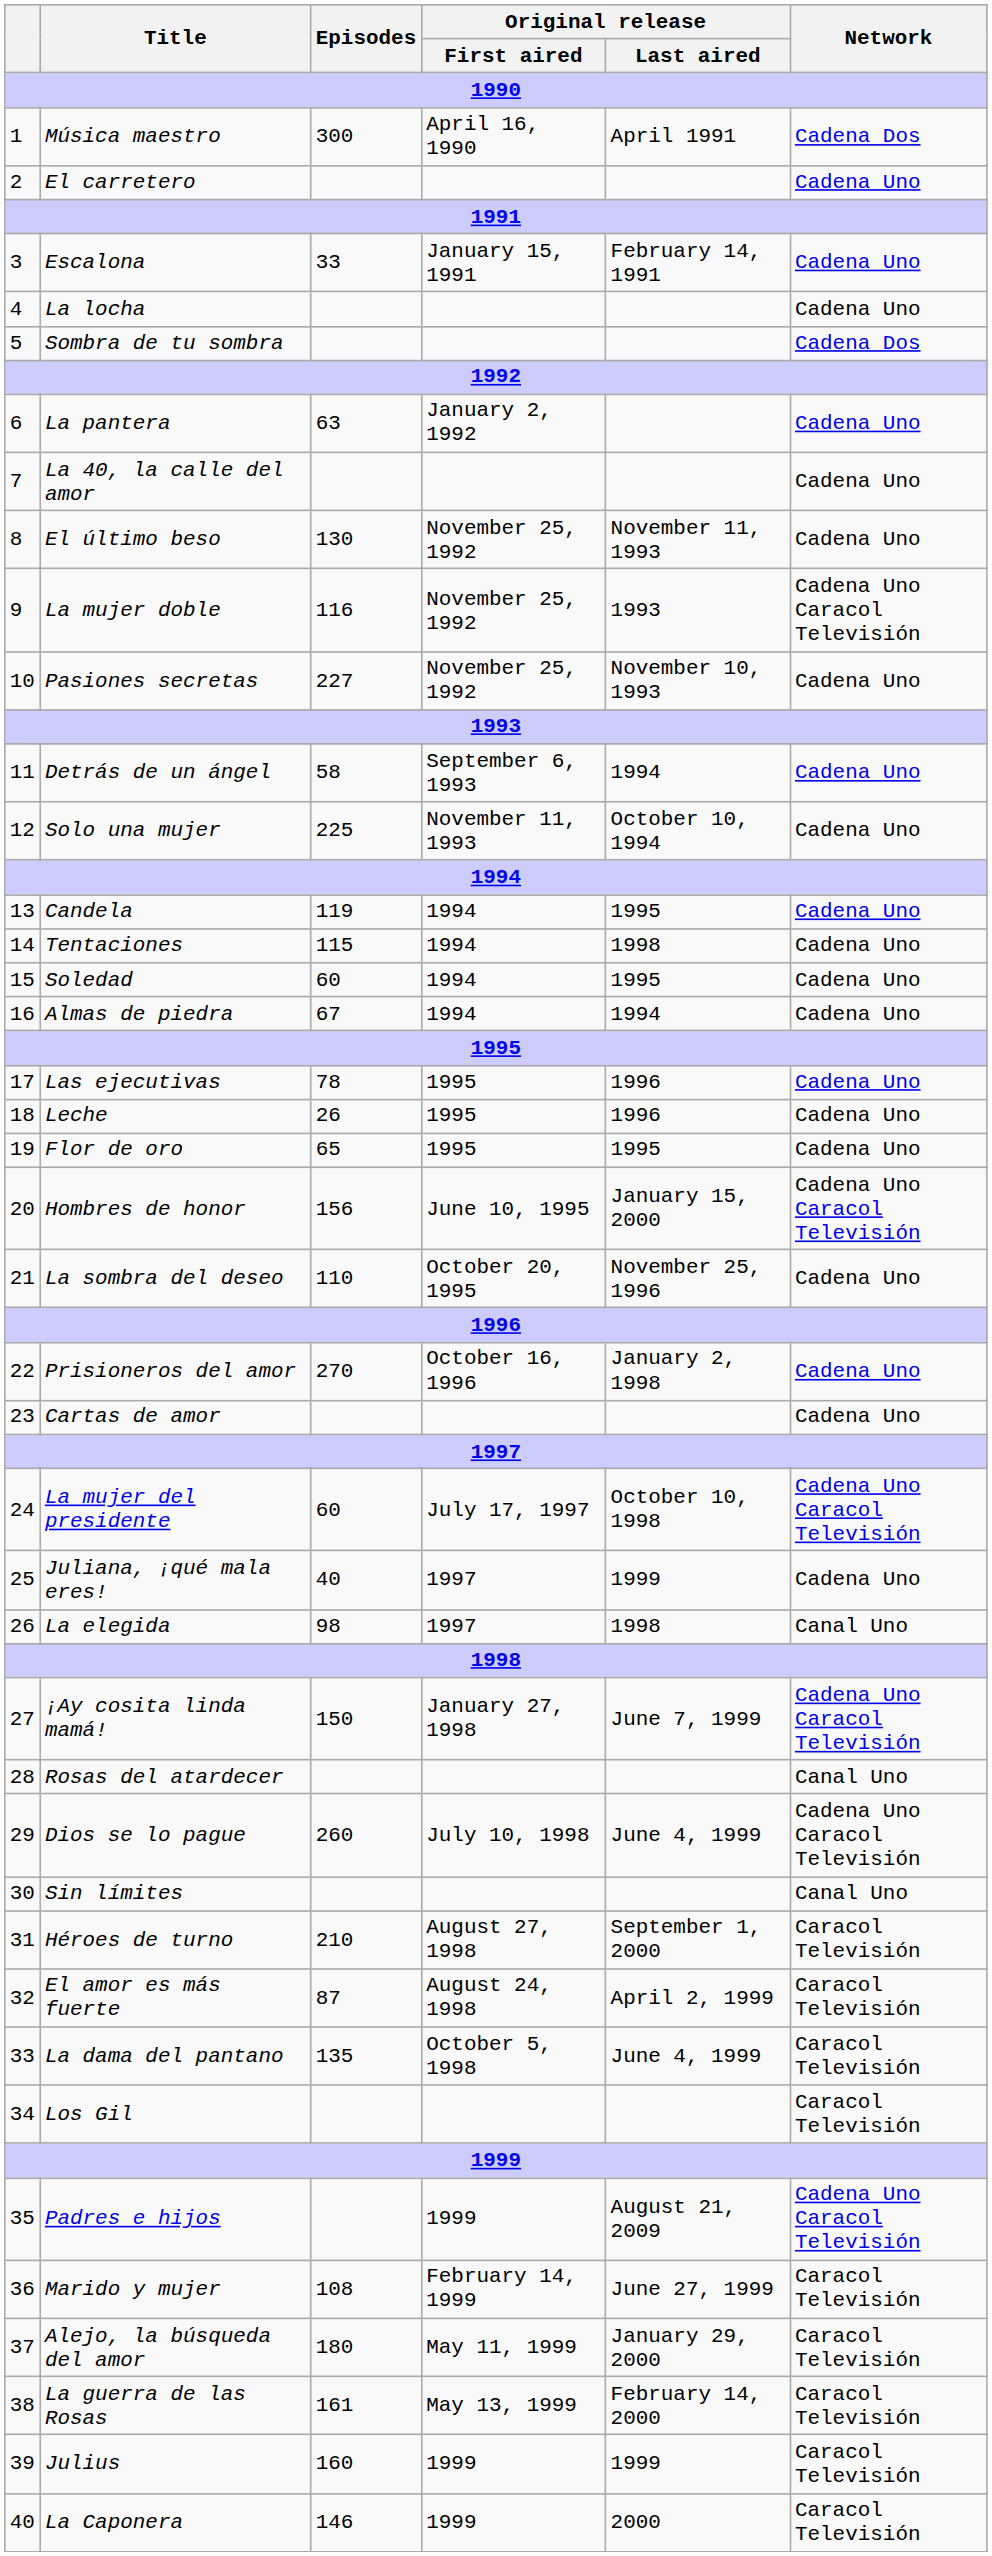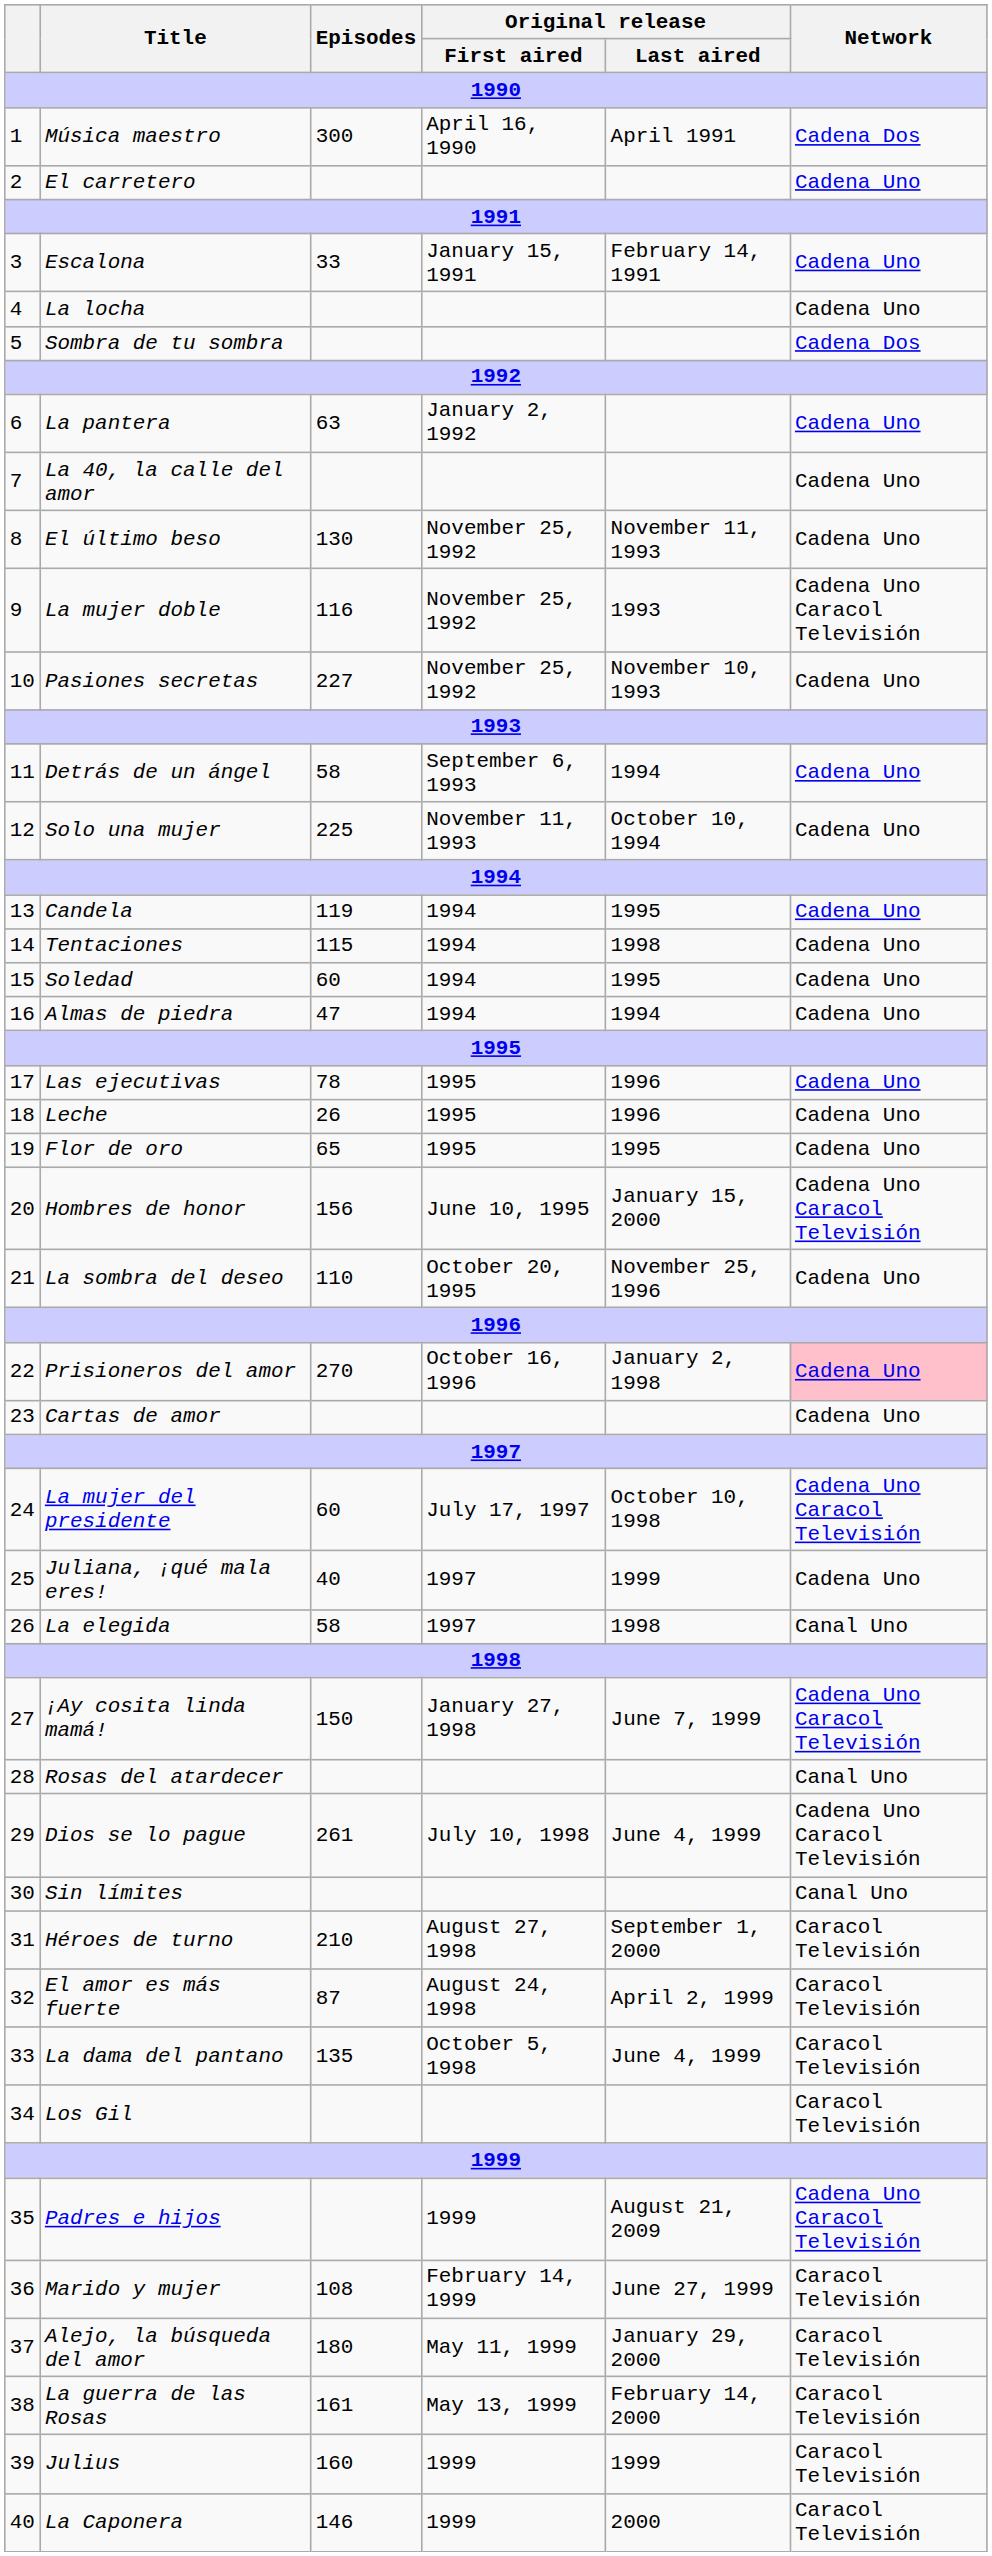(328, 1014) 67 -> (328, 1014) 47
(858, 1371) no background -> (858, 1371) pink background
(328, 1626) 98 -> (328, 1626) 58
(335, 1835) 260 -> (335, 1835) 261
